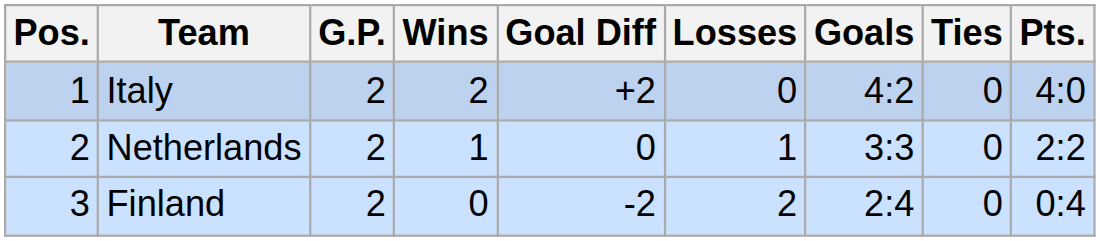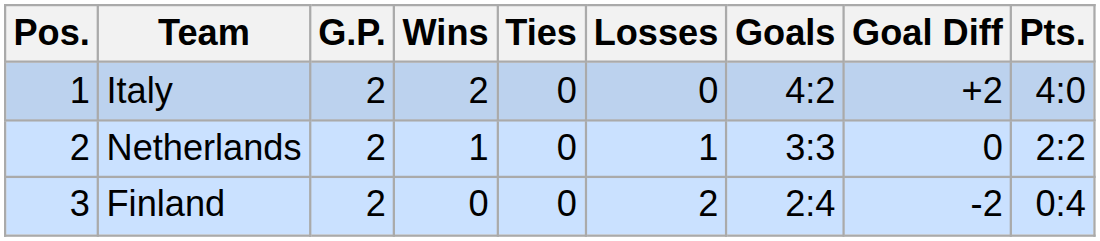columns swapped: (967, 33) <-> (581, 33)
